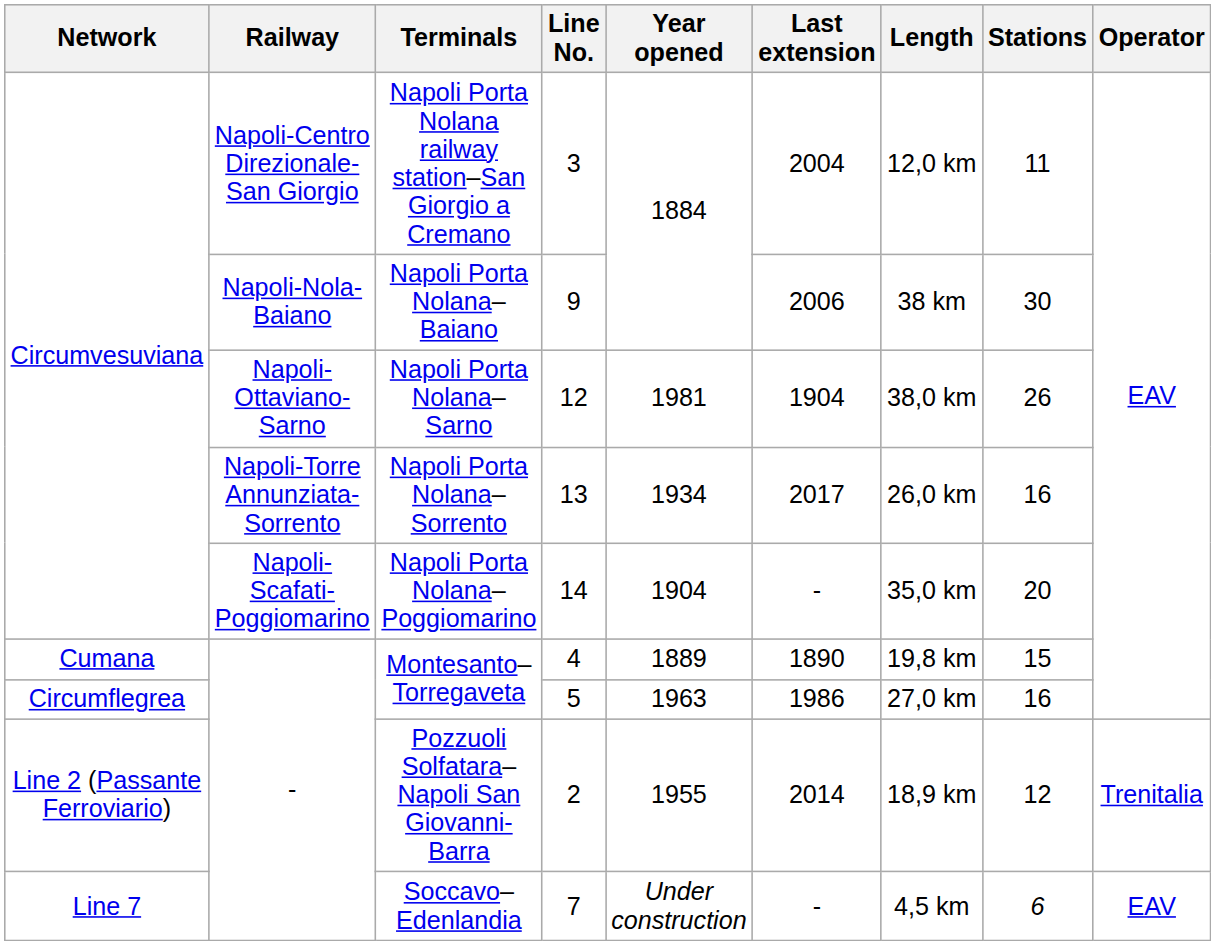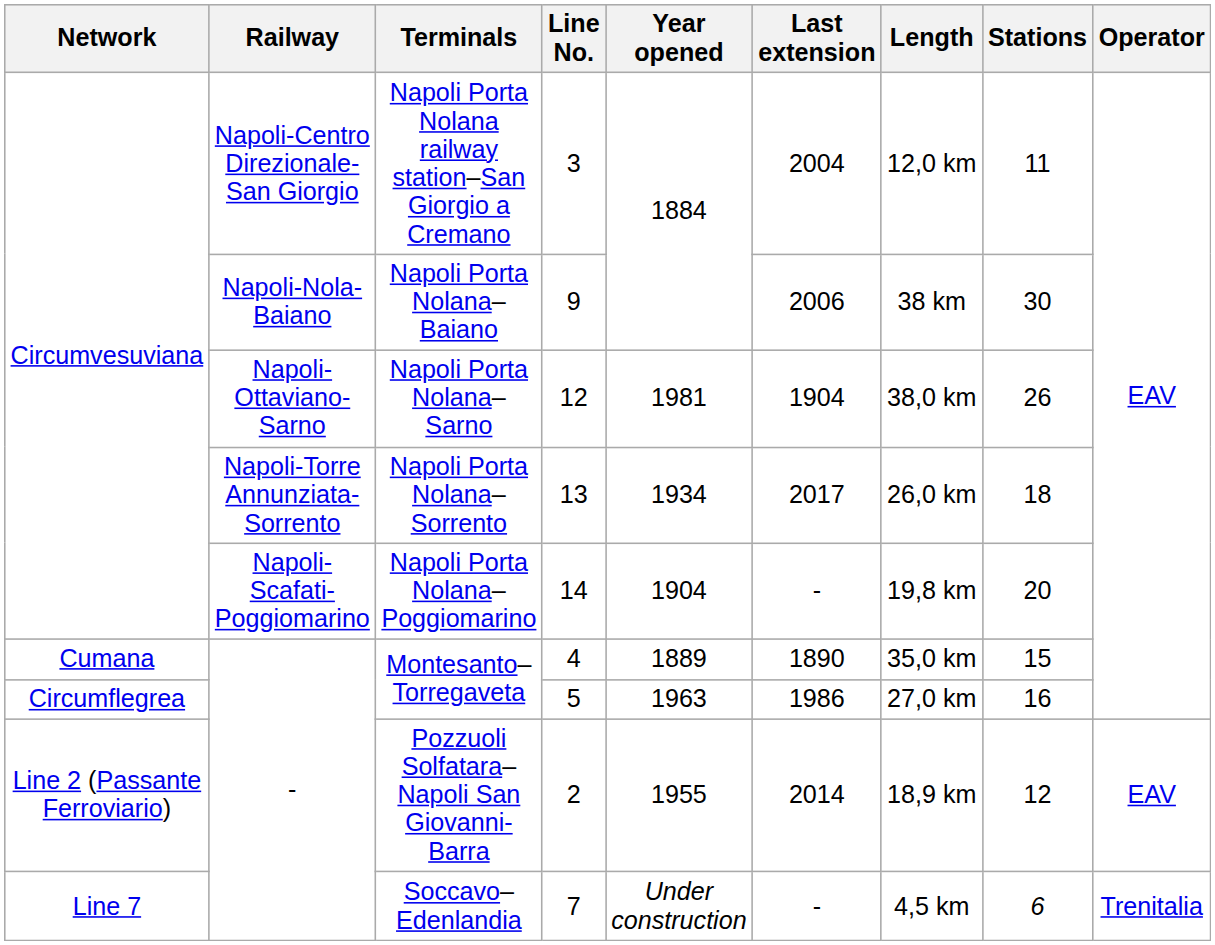(1038, 494) 16 -> (1038, 494) 18
(932, 590) 35,0 km -> (932, 590) 19,8 km
(932, 659) 19,8 km -> (932, 659) 35,0 km
(1152, 795) Trenitalia -> (1152, 795) EAV
(1152, 905) EAV -> (1152, 905) Trenitalia
